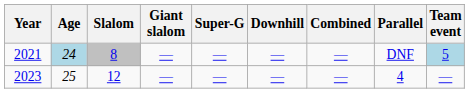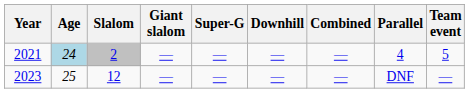(114, 54) 8 -> (114, 54) 2
(400, 54) DNF -> (400, 54) 4
(445, 54) lightblue background -> (445, 54) no background
(400, 77) 4 -> (400, 77) DNF
